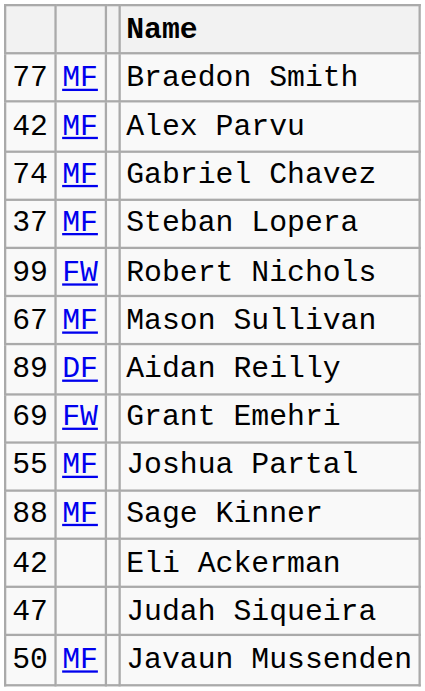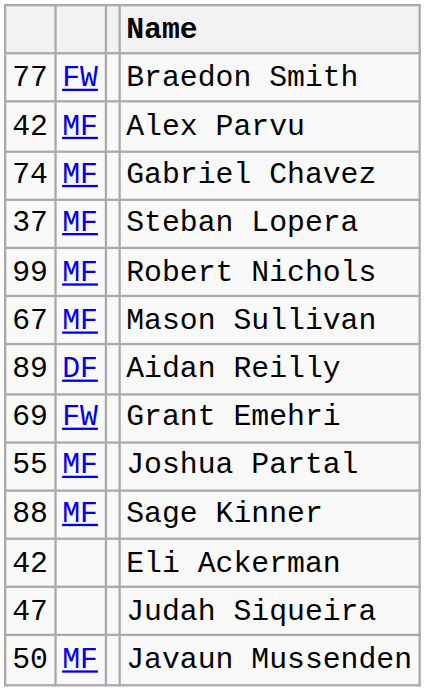(80, 78) MF -> (80, 78) FW
(80, 272) FW -> (80, 272) MF
